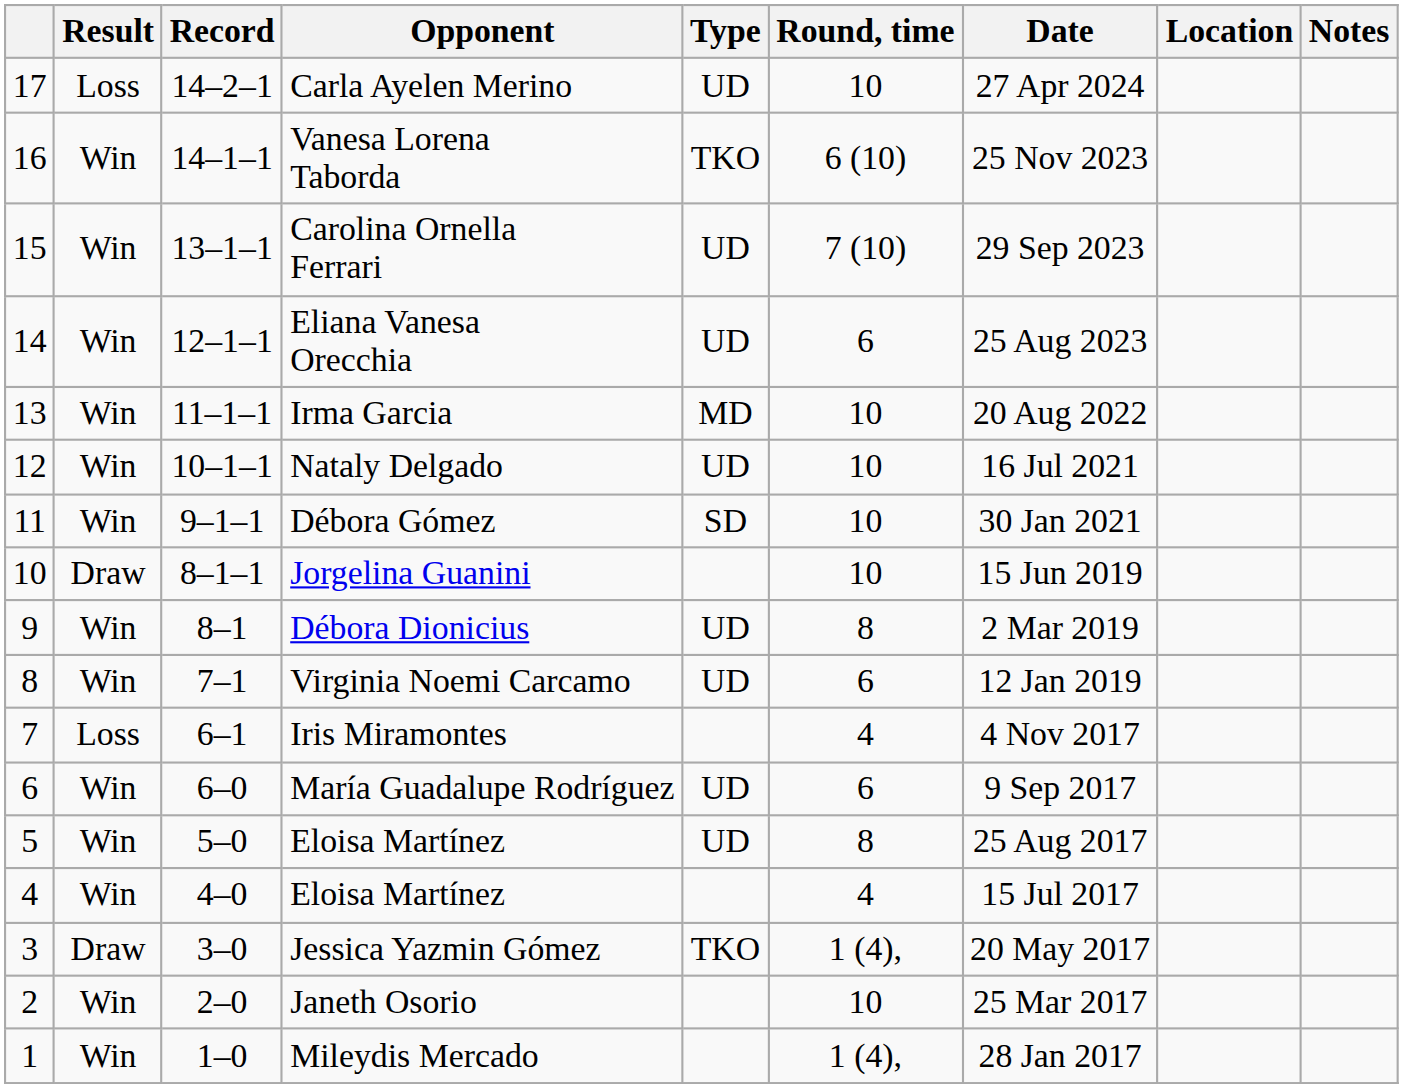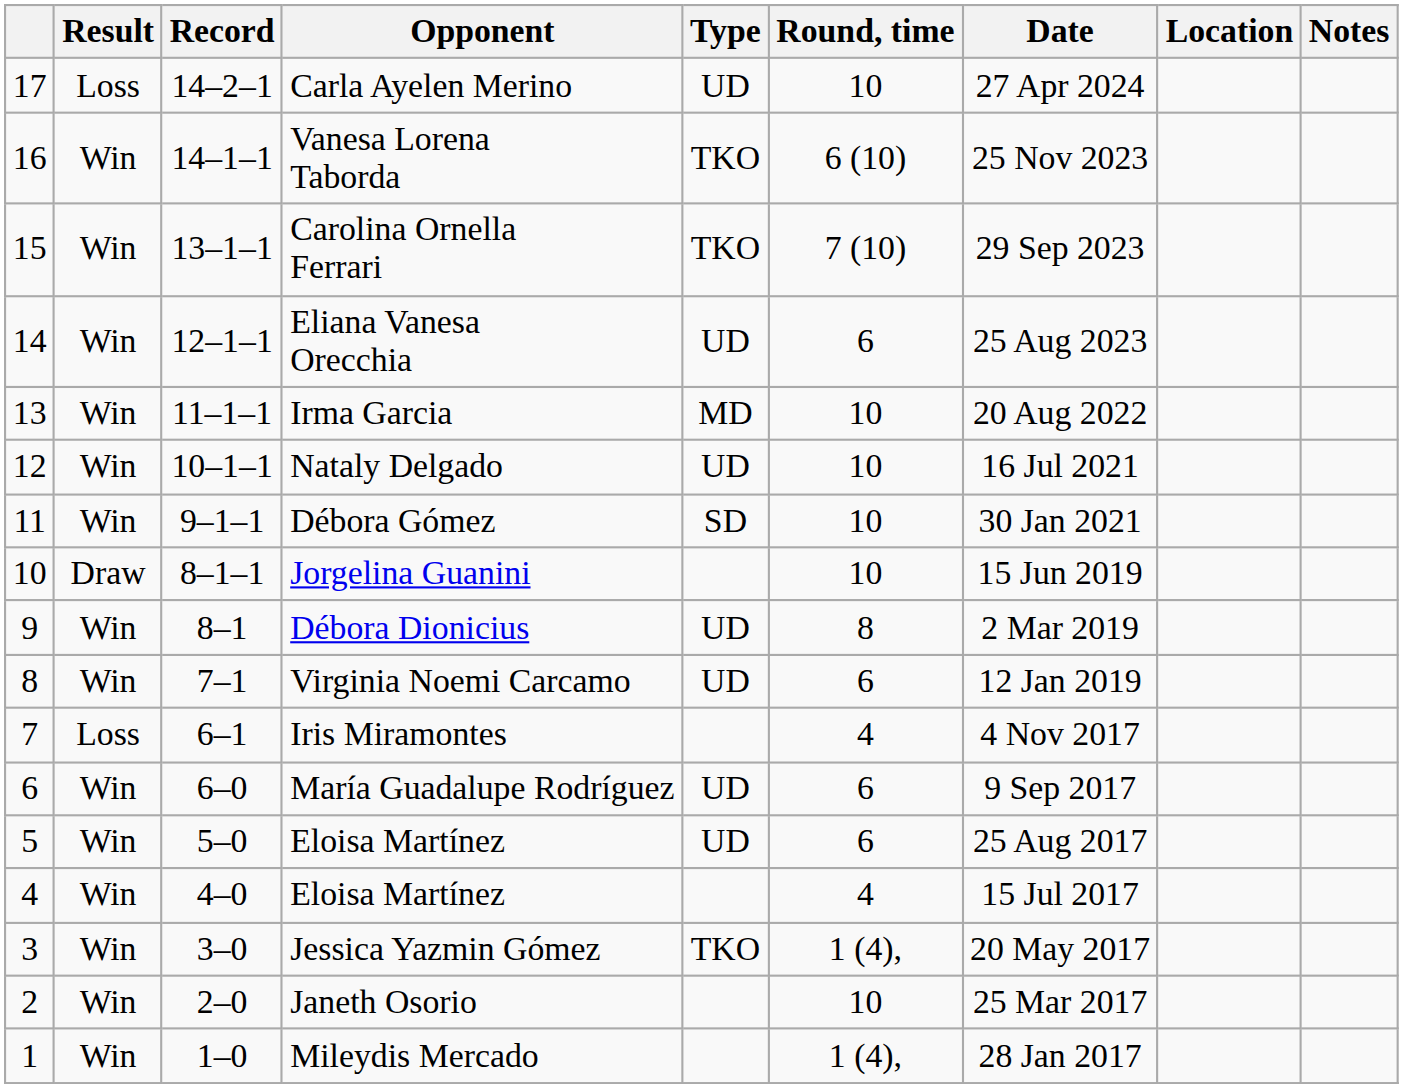(725, 248) UD -> (725, 248) TKO
(865, 841) 8 -> (865, 841) 6
(108, 948) Draw -> (108, 948) Win
